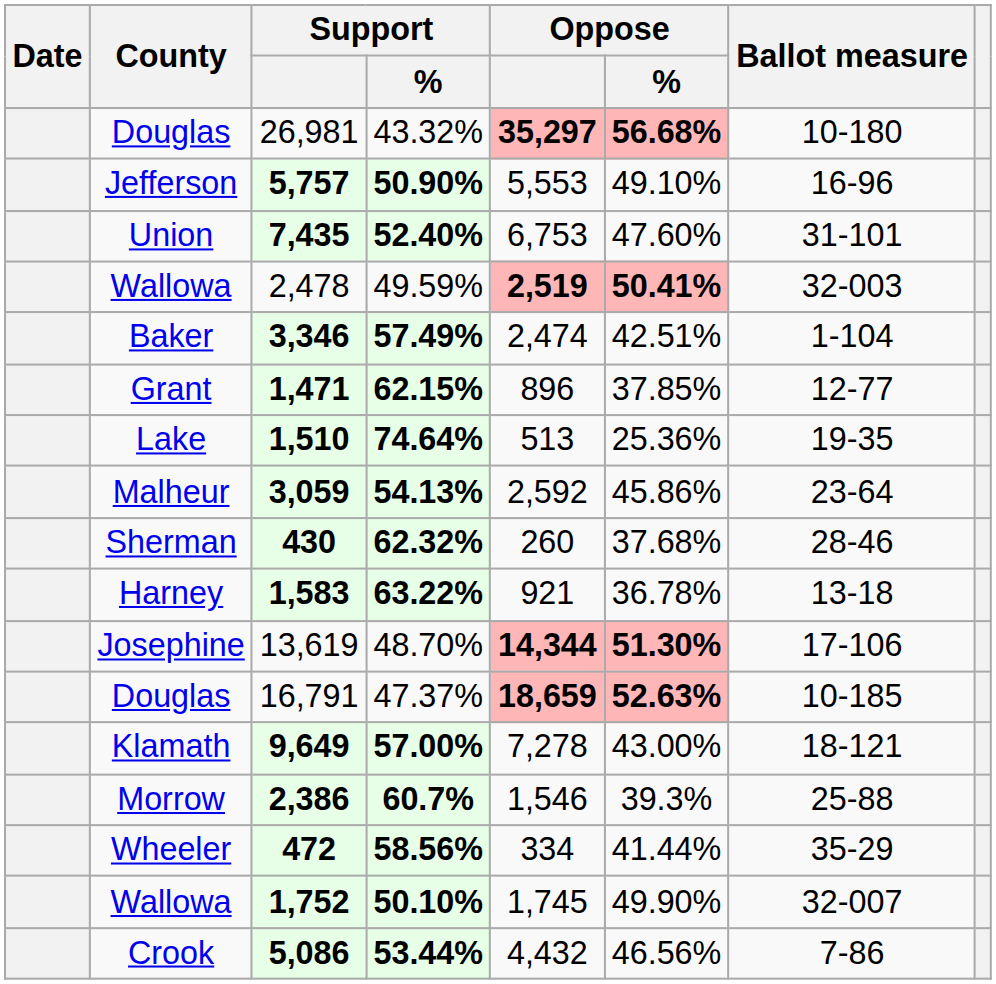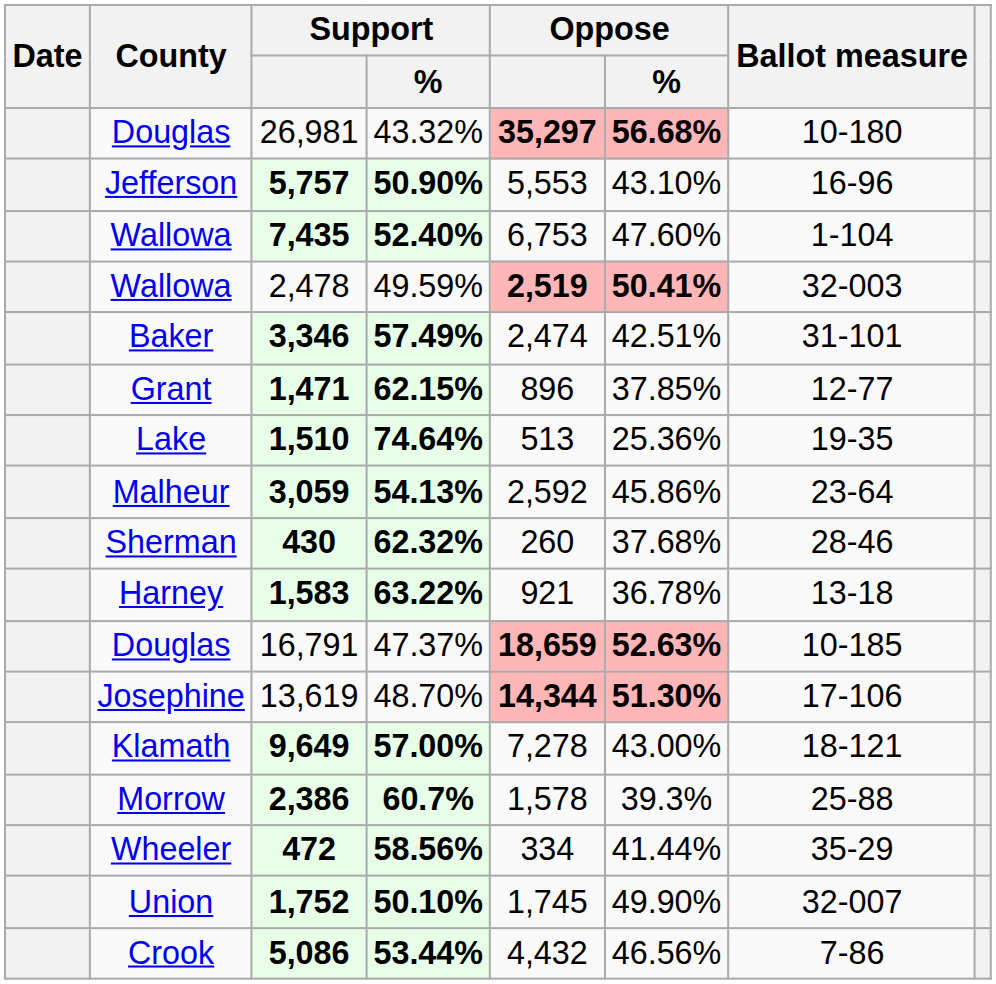(667, 183) 49.10% -> (667, 183) 43.10%
(171, 235) Union -> (171, 235) Wallowa
(852, 235) 31-101 -> (852, 235) 1-104
(852, 337) 1-104 -> (852, 337) 31-101
rows swapped: (309, 696) <-> (309, 645)
(547, 798) 1,546 -> (547, 798) 1,578
(171, 901) Wallowa -> (171, 901) Union
